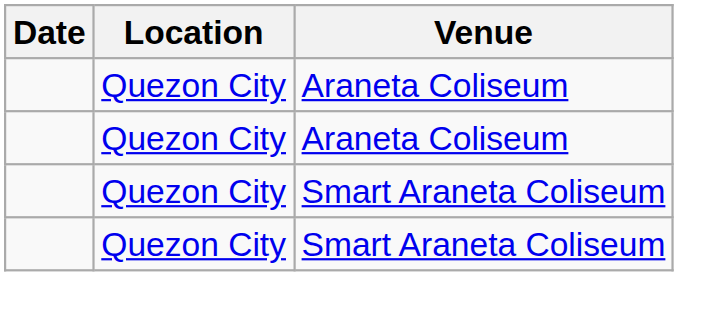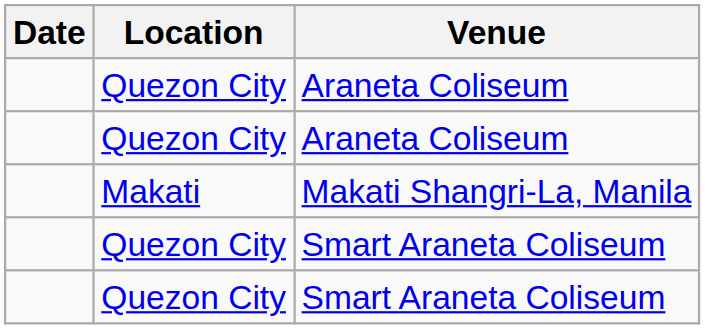+ row: (151, 191)
